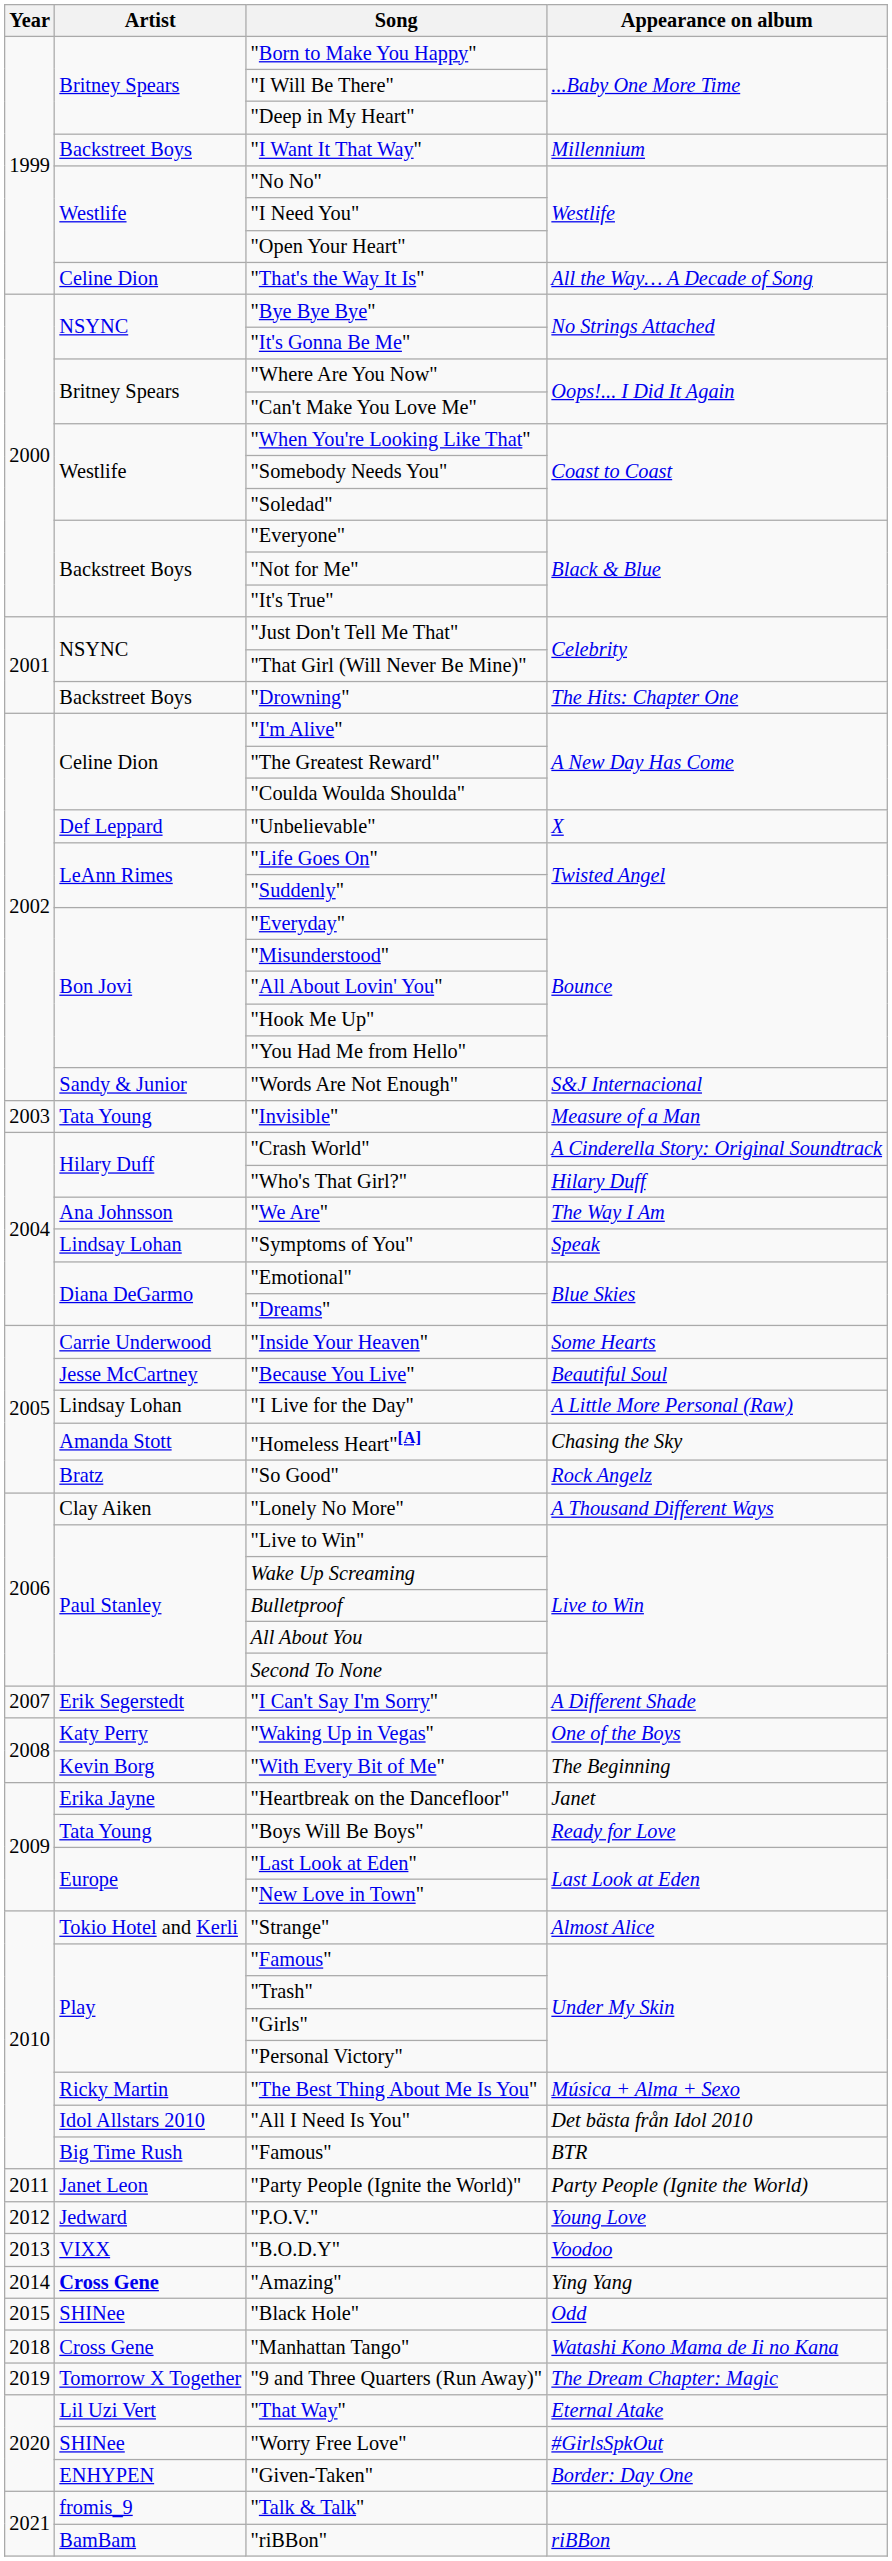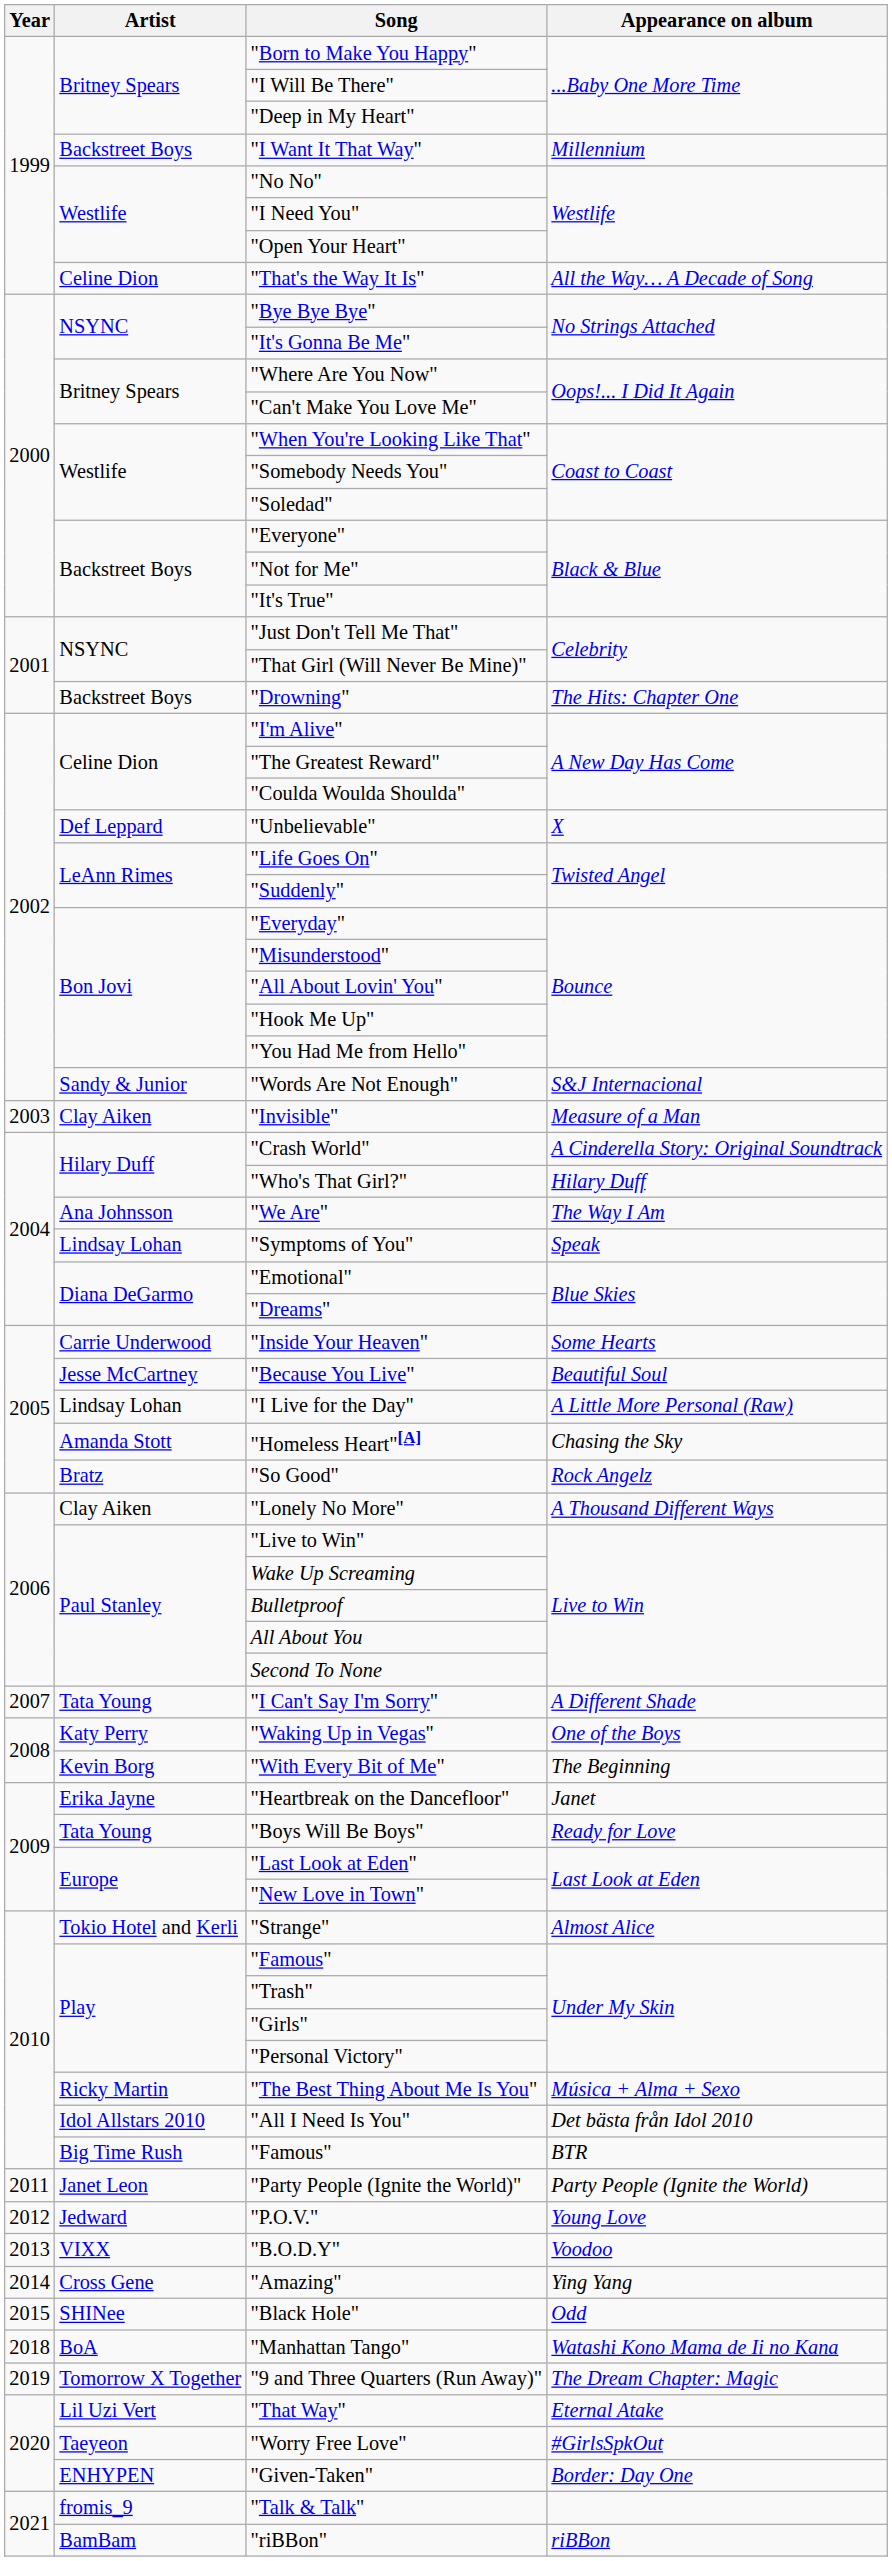(105, 1116) Tata Young -> (105, 1116) Clay Aiken
(122, 1701) Erik Segerstedt -> (105, 1701) Tata Young
(109, 2281) bold -> (106, 2281) normal
(106, 2346) Cross Gene -> (79, 2346) BoA
(92, 2443) SHINee -> (94, 2443) Taeyeon
